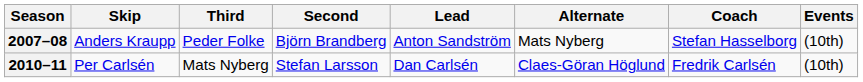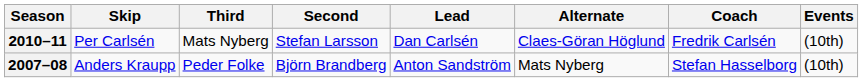rows swapped: (38, 40) <-> (38, 64)
